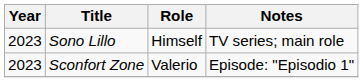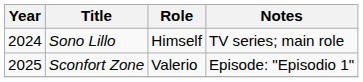(25, 40) 2023 -> (25, 40) 2024
(25, 64) 2023 -> (25, 64) 2025
